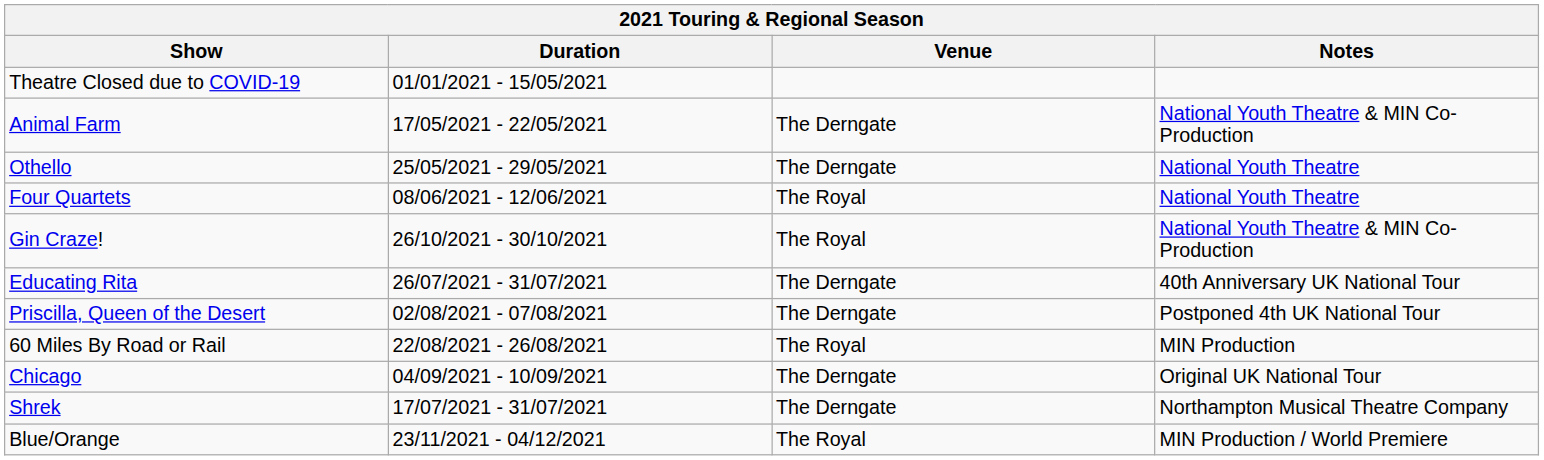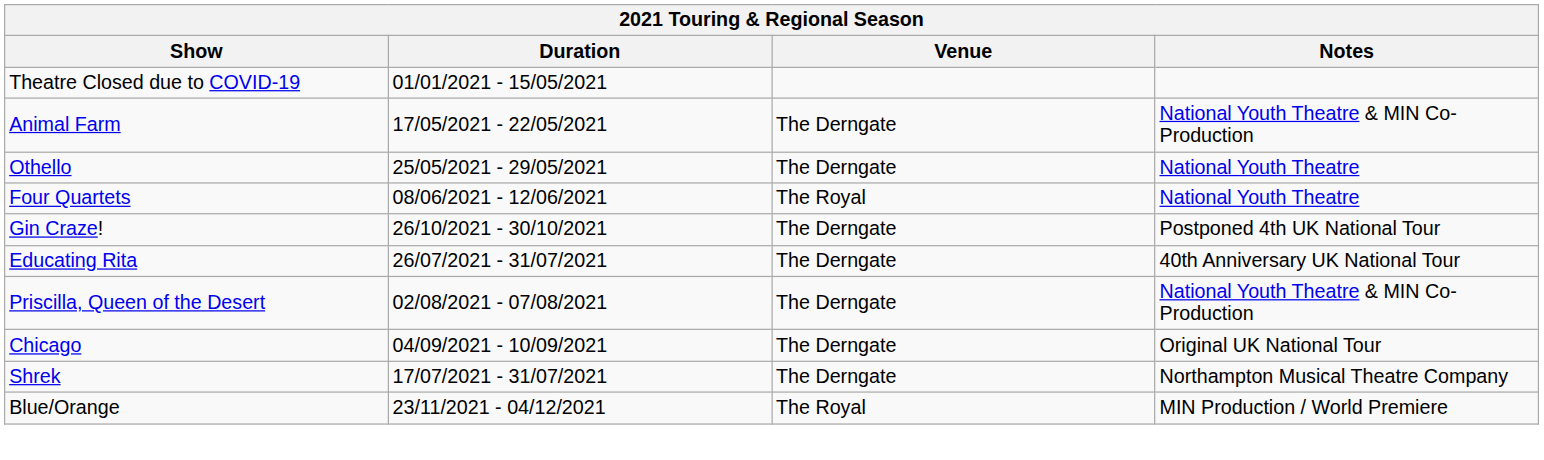(821, 240) The Royal -> (836, 229) The Derngate
(1308, 240) National Youth Theatre & MIN Co-Production -> (1300, 229) Postponed 4th UK National Tour
(1300, 314) Postponed 4th UK National Tour -> (1308, 303) National Youth Theatre & MIN Co-Production
- row: (117, 345)
